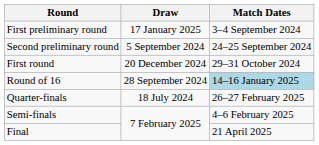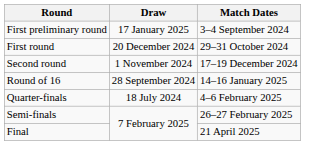- row: (63, 47)
+ row: (36, 64)
(255, 81) lightblue background -> (244, 81) no background
(258, 98) 26–27 February 2025 -> (241, 98) 4–6 February 2025
(253, 115) 4–6 February 2025 -> (246, 115) 26–27 February 2025
